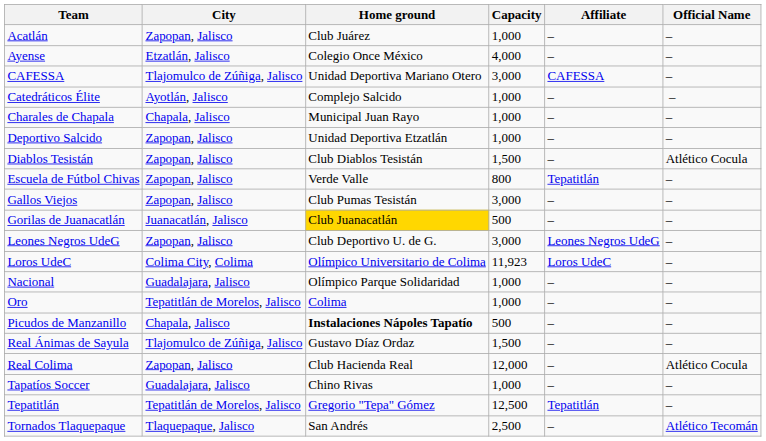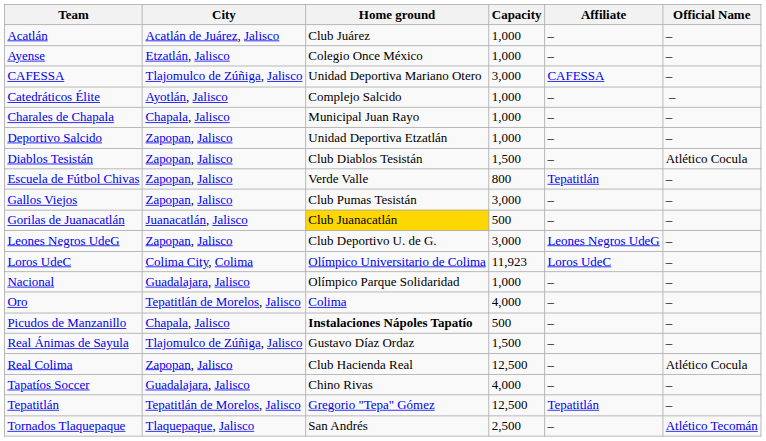(189, 35) Zapopan, Jalisco -> (212, 35) Acatlán de Juárez, Jalisco
(506, 55) 4,000 -> (506, 55) 1,000
(506, 302) 1,000 -> (506, 302) 4,000
(510, 364) 12,000 -> (510, 364) 12,500
(506, 384) 1,000 -> (506, 384) 4,000
